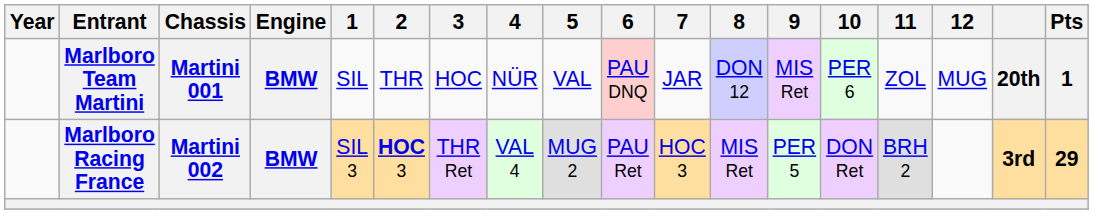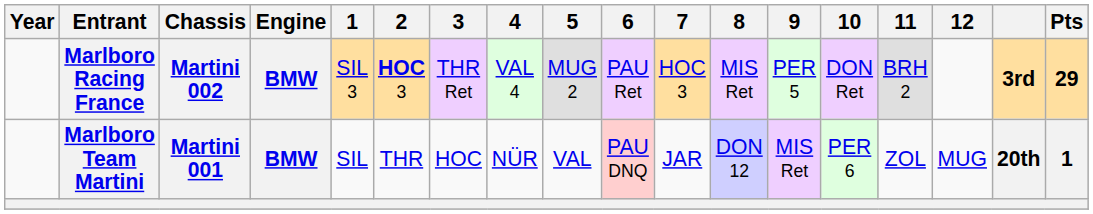rows swapped: (110, 79) <-> (110, 159)
